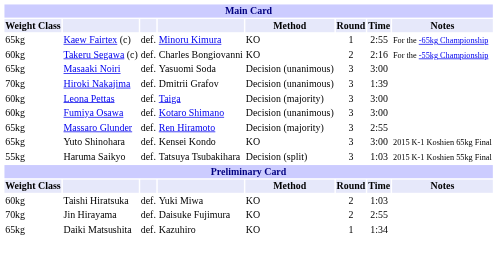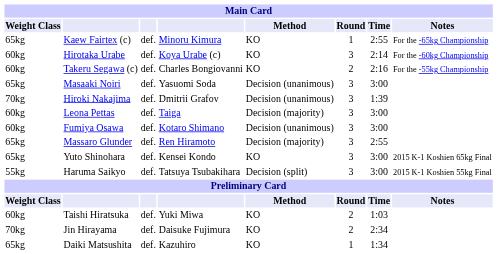+ row: (94, 54)
(379, 157) 1:03 -> (379, 171) 3:00
(379, 215) 2:55 -> (379, 230) 2:34
